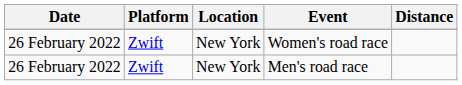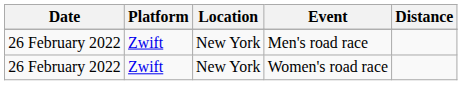rows swapped: (318, 67) <-> (328, 42)
